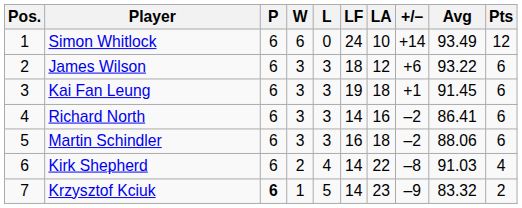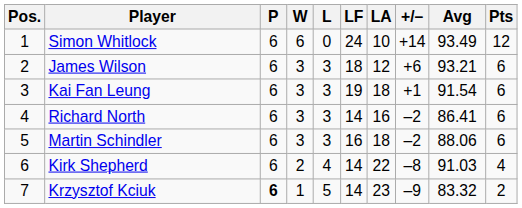(457, 66) 93.22 -> (457, 66) 93.21
(457, 91) 91.45 -> (457, 91) 91.54
